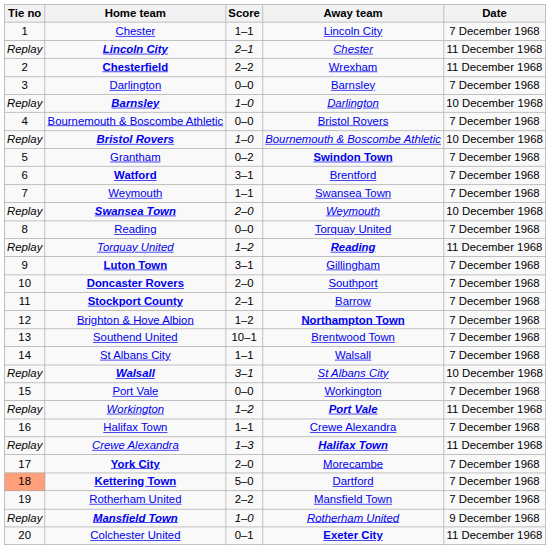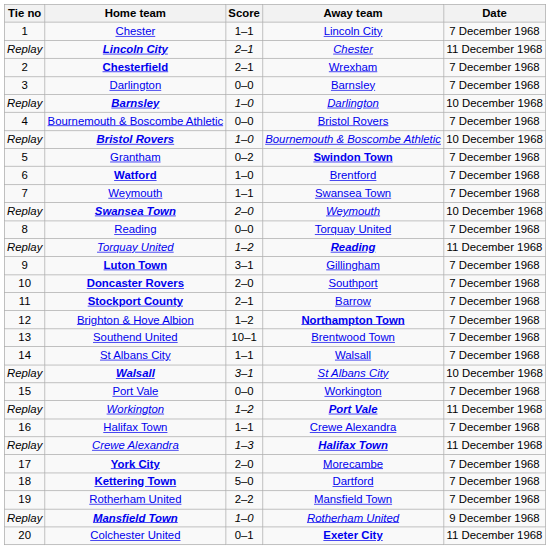(244, 67) 2–2 -> (244, 67) 2–1
(494, 67) 11 December 1968 -> (494, 67) 7 December 1968
(244, 175) 3–1 -> (244, 175) 1–0
(25, 481) lightsalmon background -> (25, 481) no background
